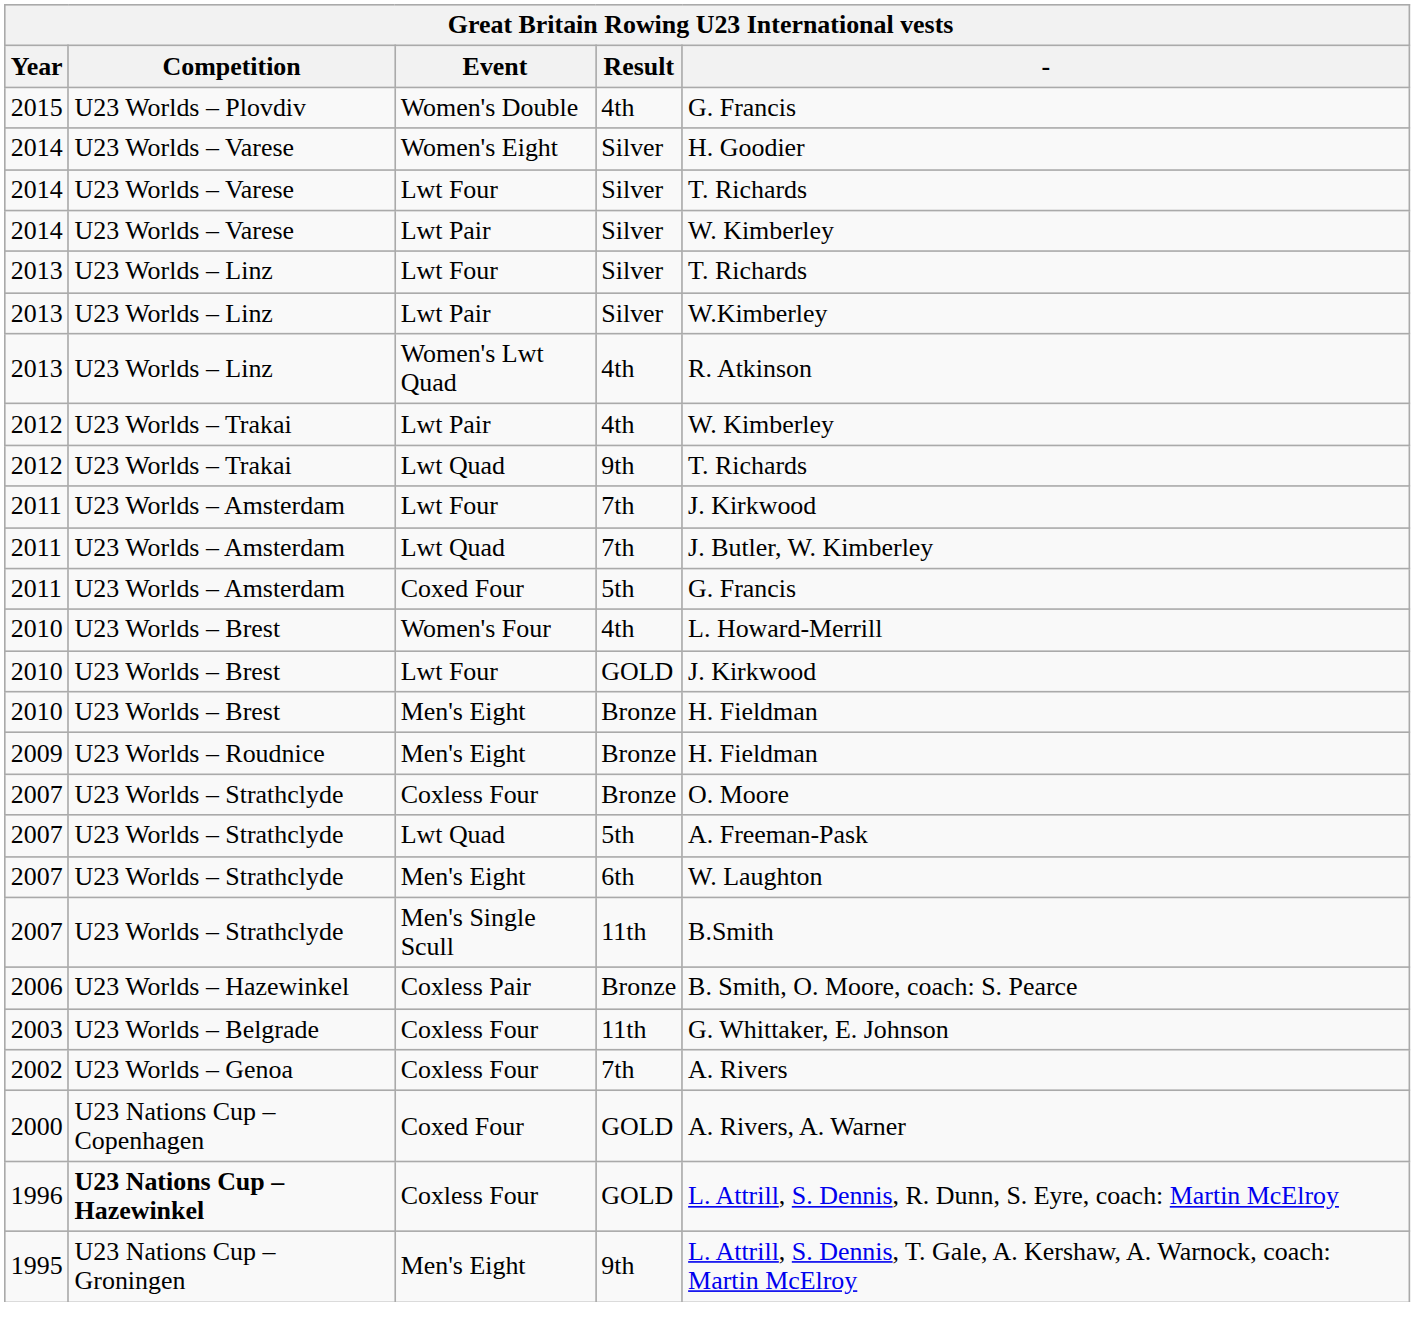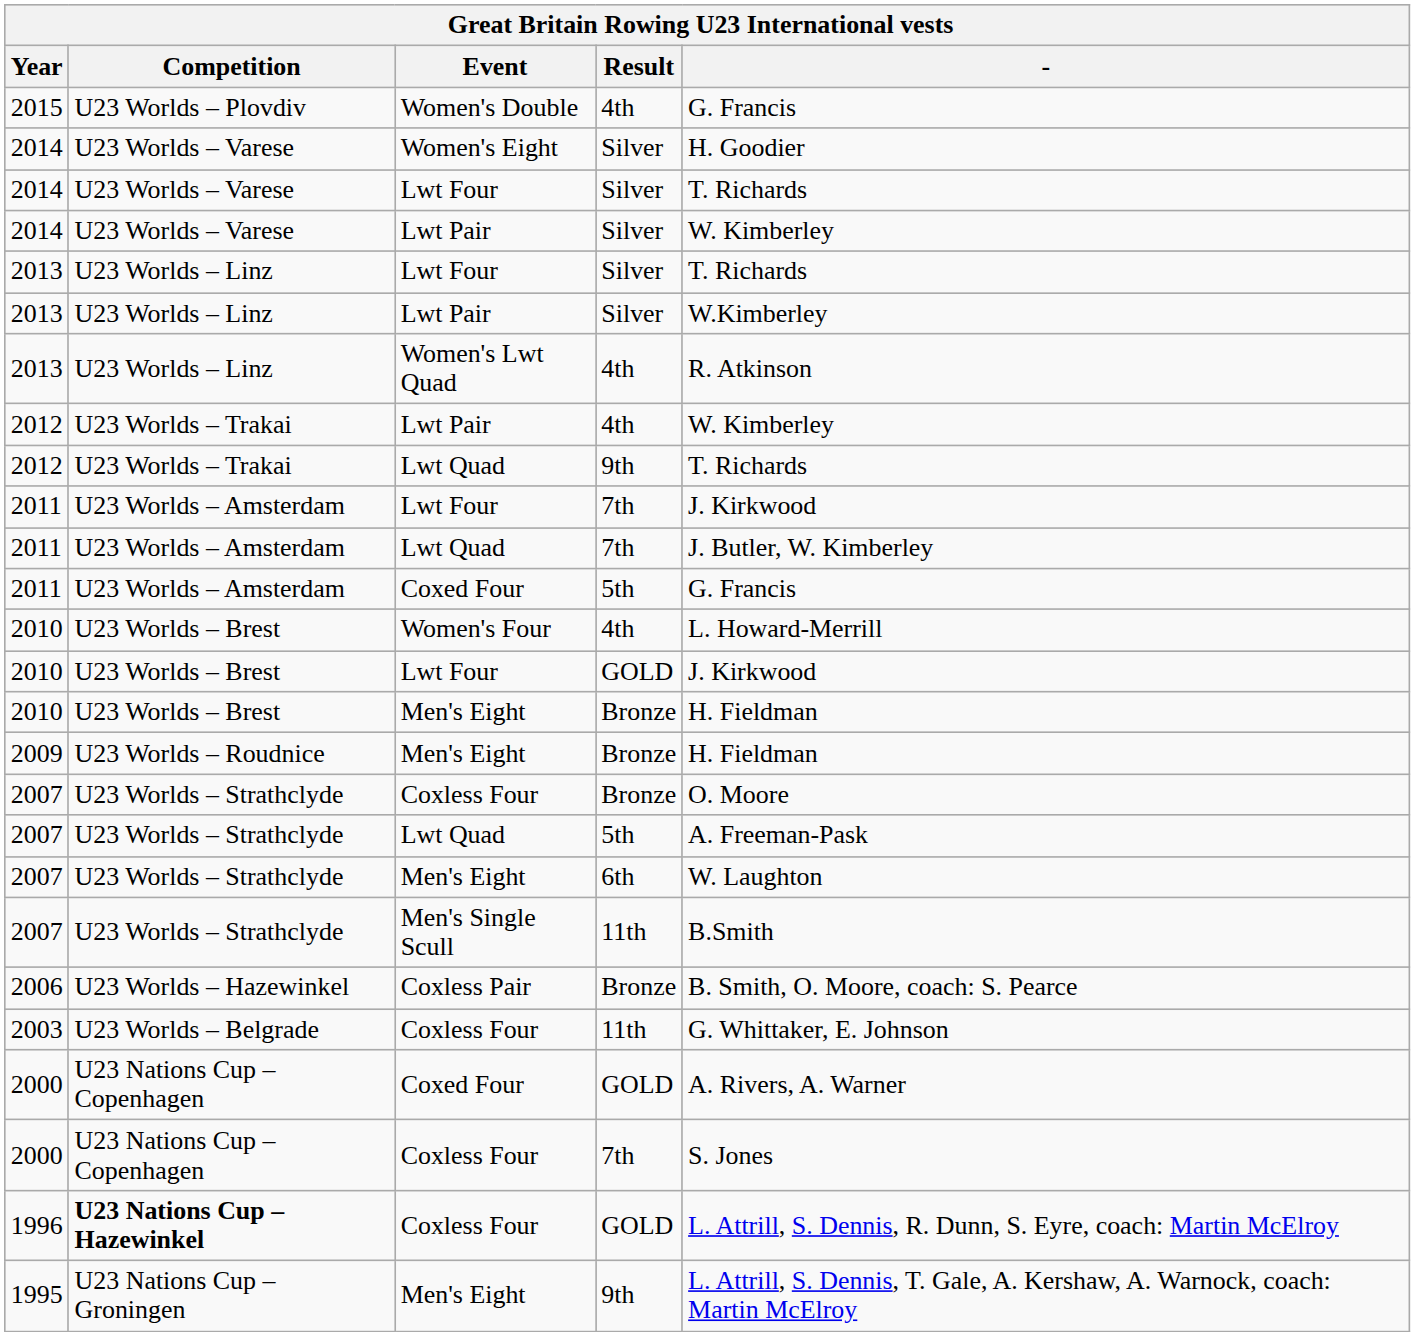- row: (37, 1069)
+ row: (37, 1154)
